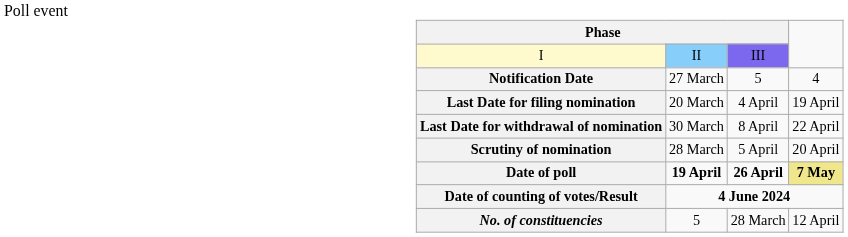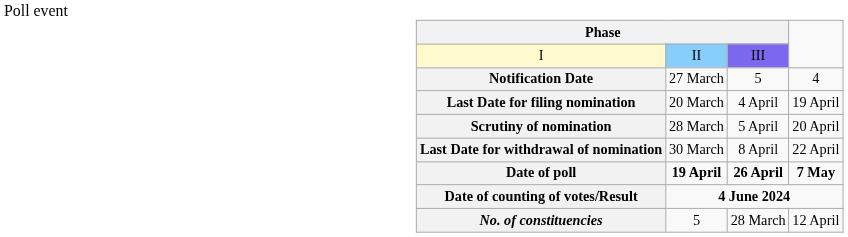rows swapped: (541, 149) <-> (541, 126)
(816, 173) khaki background -> (816, 173) no background
